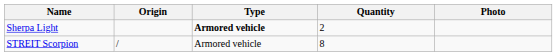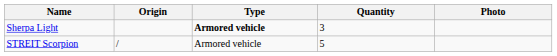(322, 28) 2 -> (322, 28) 3
(322, 43) 8 -> (322, 43) 5
